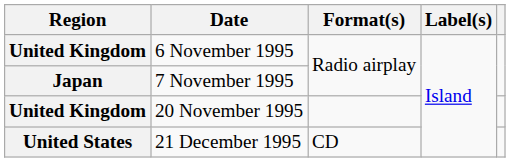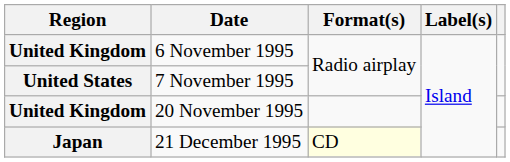(78, 80) Japan -> (78, 80) United States
(78, 141) United States -> (78, 141) Japan
(325, 141) no background -> (325, 141) lightyellow background
